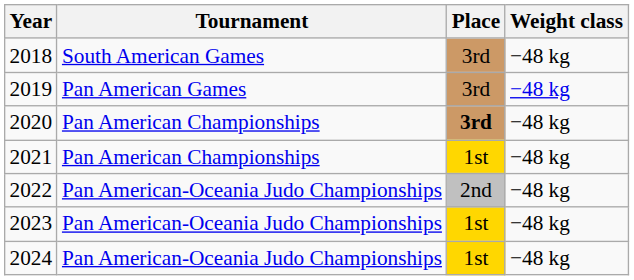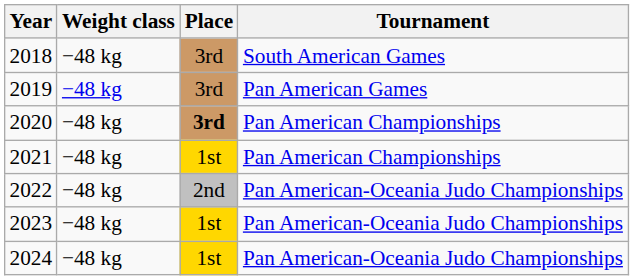columns swapped: (252, 21) <-> (566, 21)
